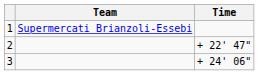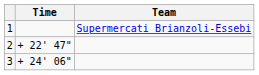columns swapped: (105, 13) <-> (224, 13)
